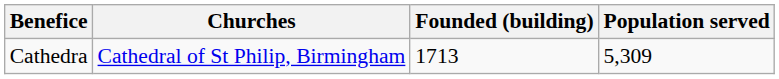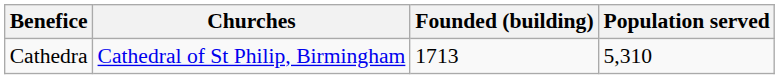(628, 55) 5,309 -> (628, 55) 5,310
